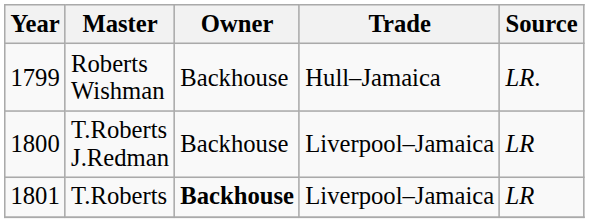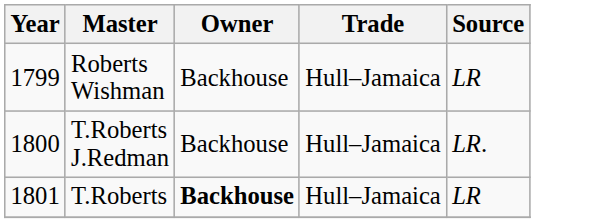(523, 76) LR. -> (467, 76) LR
(400, 143) Liverpool–Jamaica -> (373, 143) Hull–Jamaica
(520, 143) LR -> (470, 143) LR.
(400, 196) Liverpool–Jamaica -> (373, 196) Hull–Jamaica
